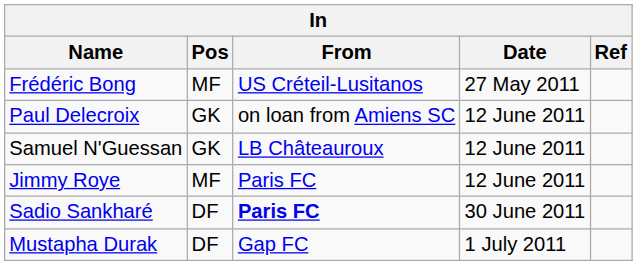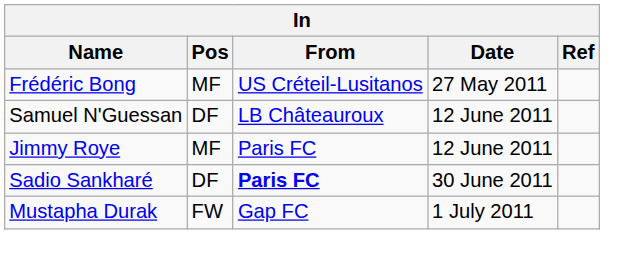- row: (74, 116)
(206, 148) GK -> (205, 116) DF
(205, 244) DF -> (207, 212) FW
